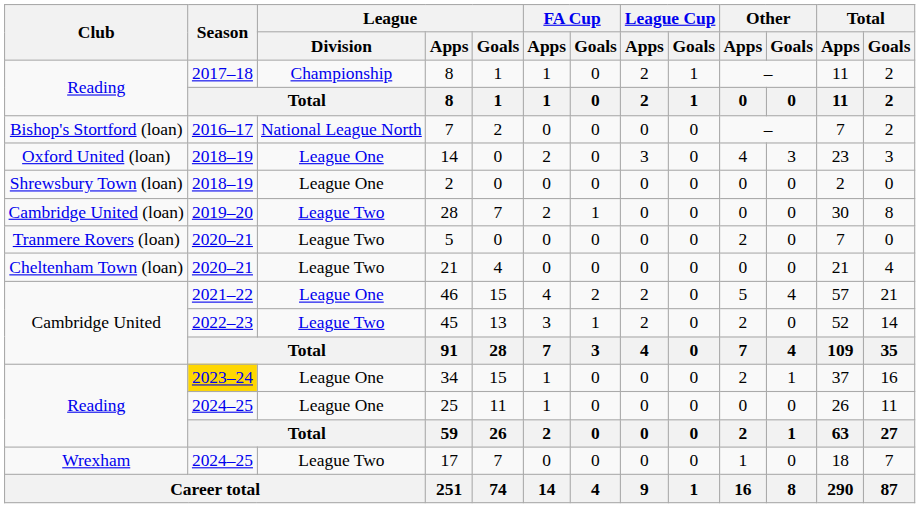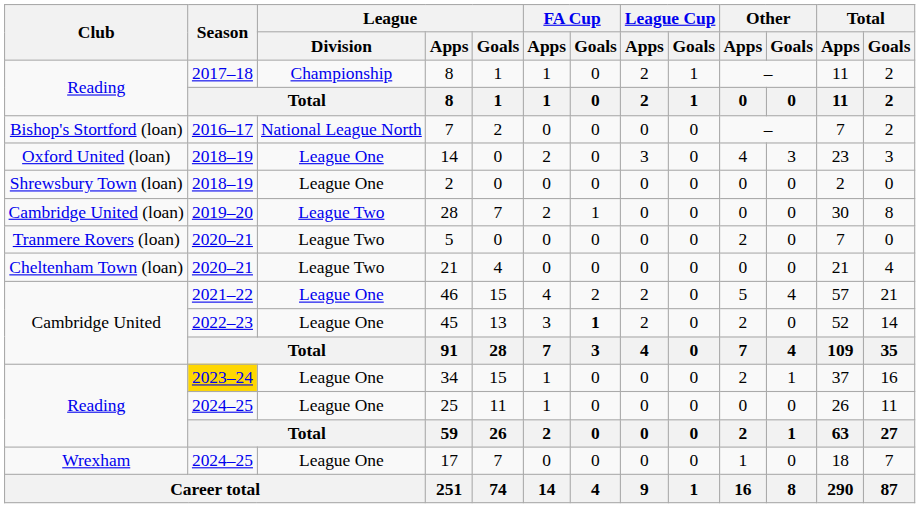(341, 322) League Two -> (341, 322) League One
(595, 322) normal -> (595, 322) bold
(341, 460) League Two -> (341, 460) League One
